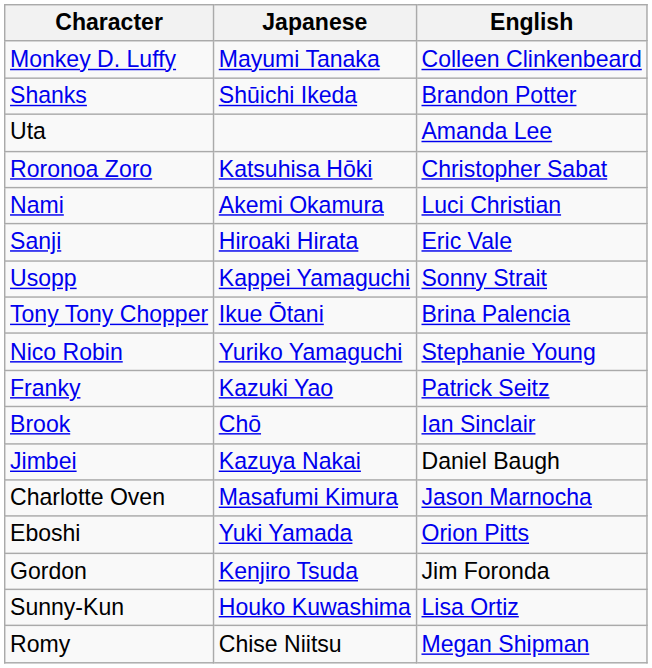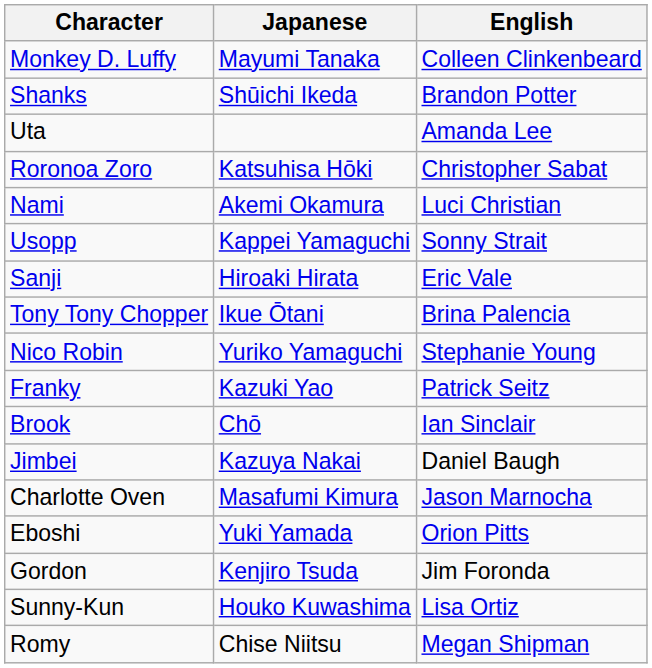rows swapped: (43, 278) <-> (36, 242)
